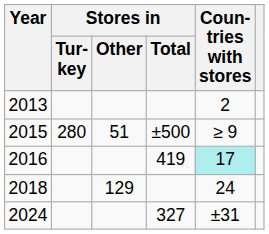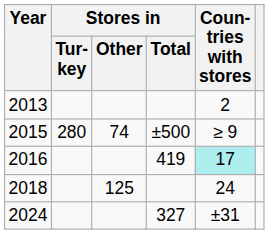(119, 132) 51 -> (119, 132) 74
(119, 187) 129 -> (119, 187) 125
